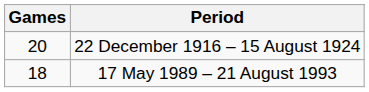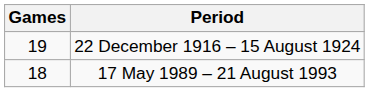(37, 45) 20 -> (37, 45) 19
